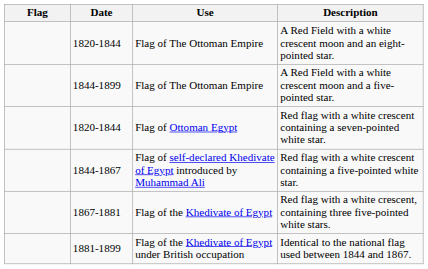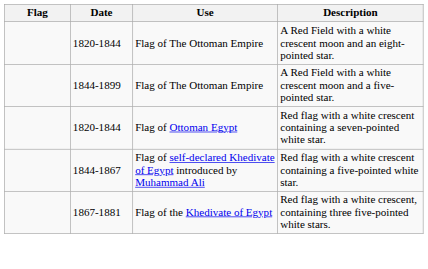- row: (346, 248)
